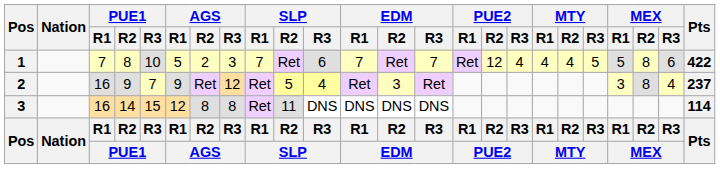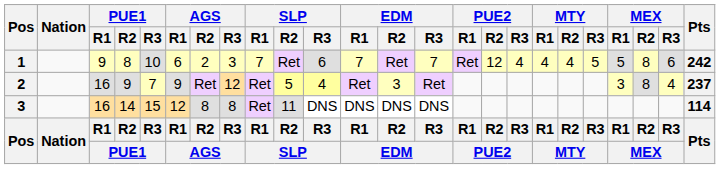(102, 61) 7 -> (102, 61) 9
(178, 61) 5 -> (178, 61) 6
(699, 61) 422 -> (699, 61) 242
